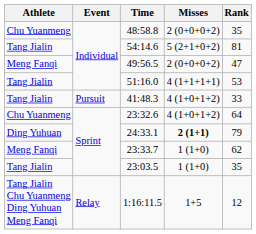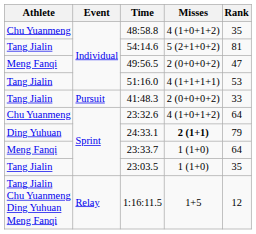(193, 30) 2 (0+0+0+2) -> (193, 30) 4 (1+0+1+2)
(193, 98) 4 (1+0+1+2) -> (193, 98) 2 (0+0+0+2)
(237, 150) 62 -> (237, 150) 64
